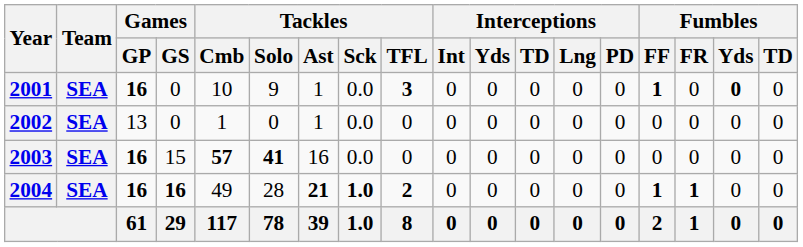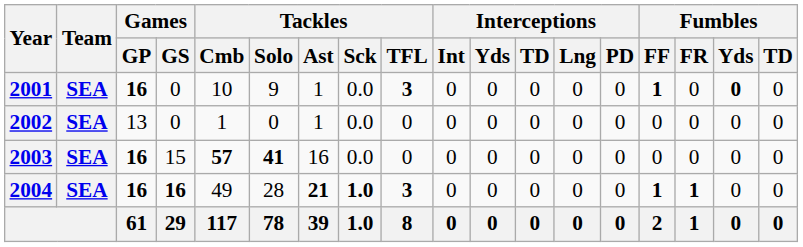(407, 190) 2 -> (407, 190) 3
